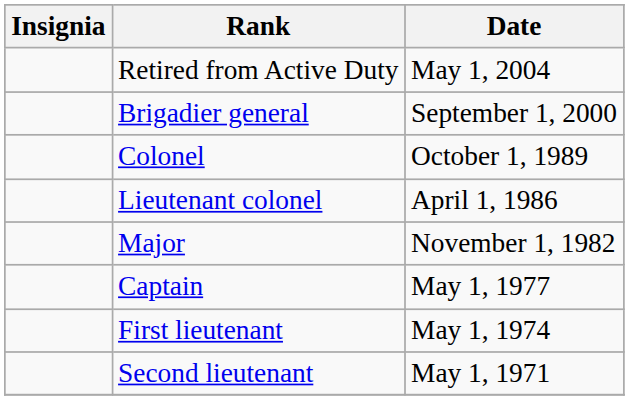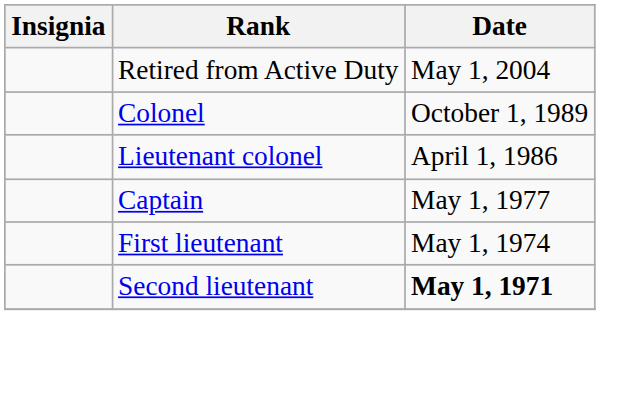- row: (213, 112)
- row: (152, 243)
(481, 373) normal -> (482, 286) bold
